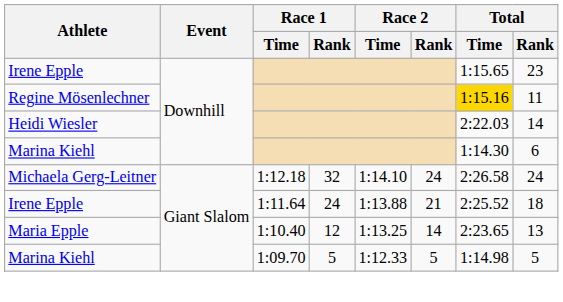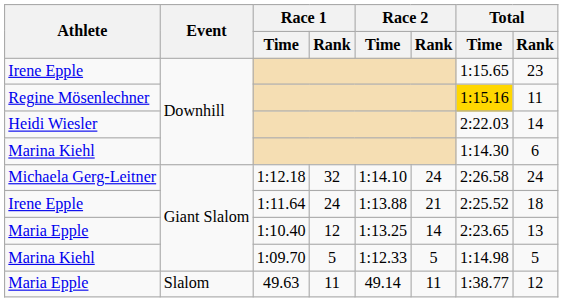+ row: (48, 284)
